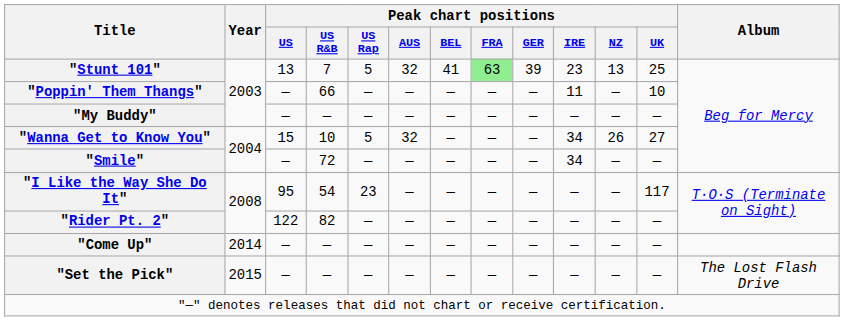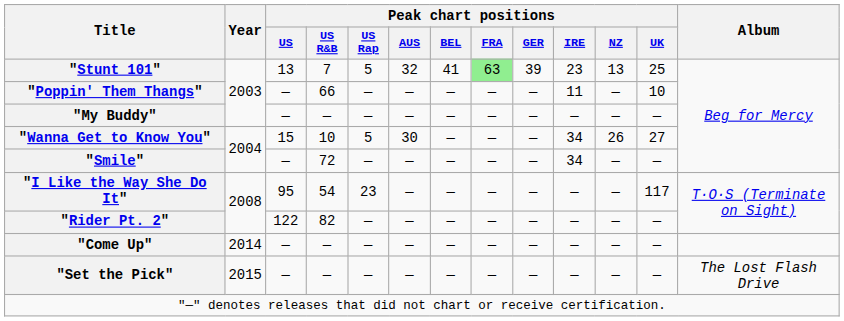(410, 138) 32 -> (410, 138) 30
